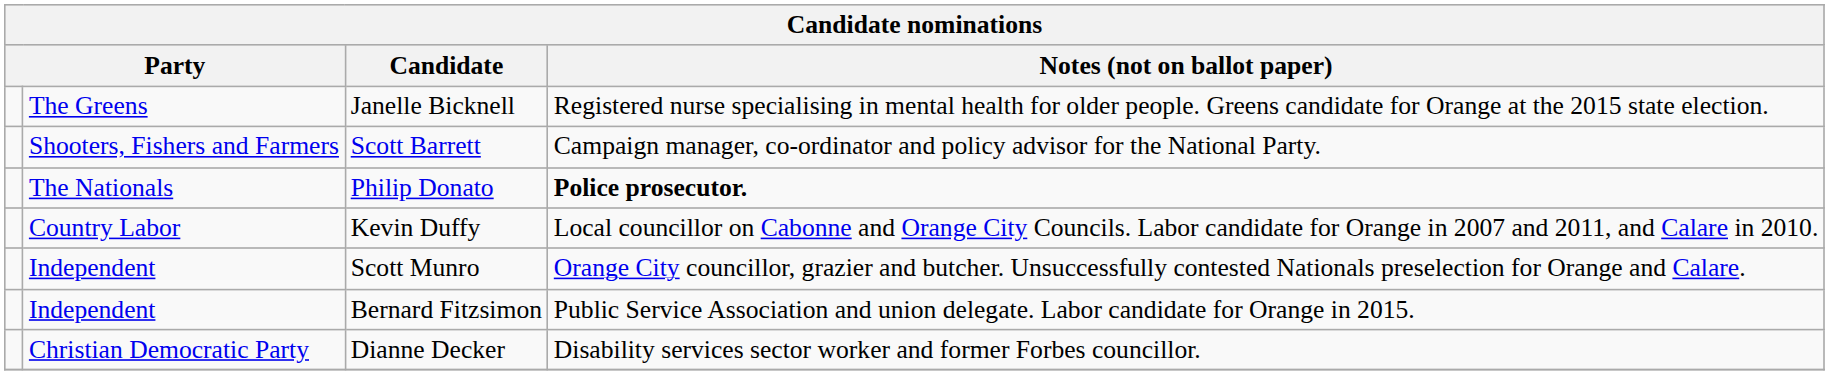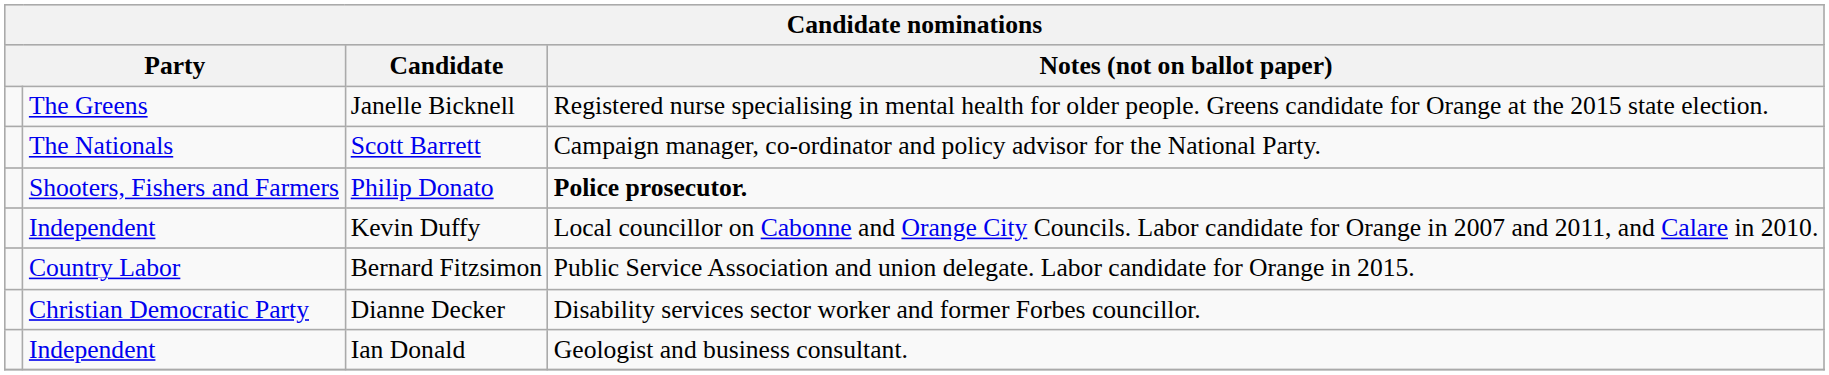(184, 146) Shooters, Fishers and Farmers -> (101, 146) The Nationals
(101, 187) The Nationals -> (184, 187) Shooters, Fishers and Farmers
(105, 227) Country Labor -> (92, 227) Independent
- row: (415, 268)
(92, 308) Independent -> (105, 268) Country Labor
+ row: (408, 349)
